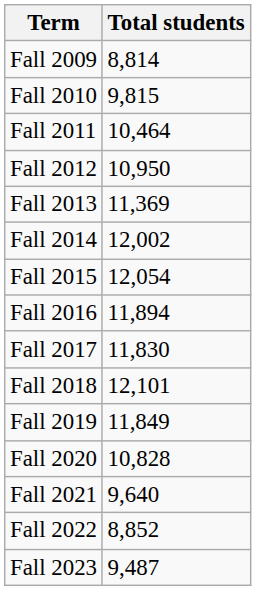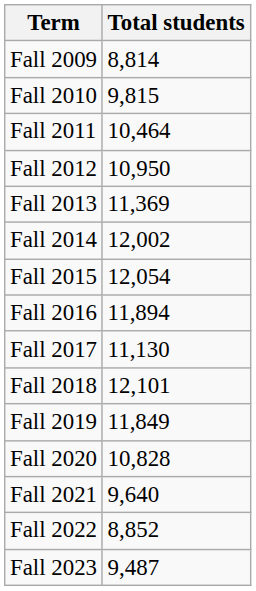(139, 349) 11,830 -> (139, 349) 11,130
